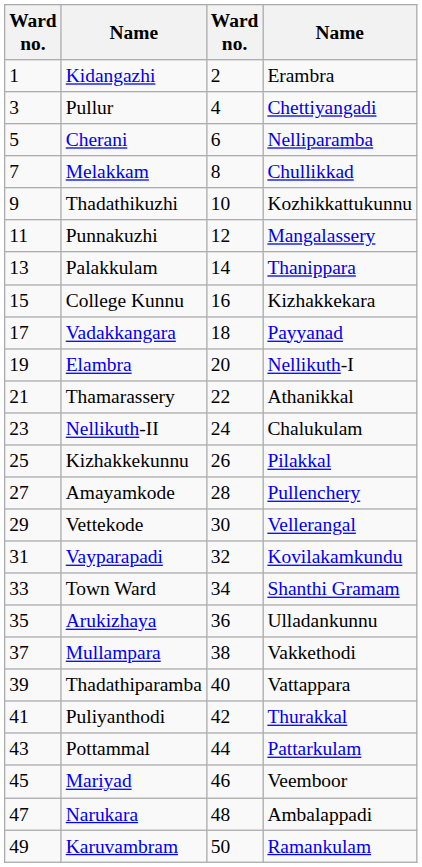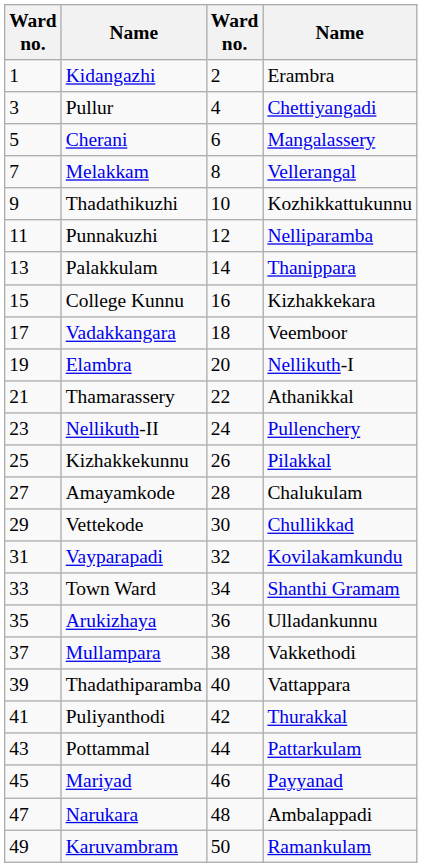(320, 140) Nelliparamba -> (321, 140) Mangalassery
(311, 172) Chullikkad -> (312, 172) Vellerangal
(321, 236) Mangalassery -> (320, 236) Nelliparamba
(305, 332) Payyanad -> (307, 332) Veemboor
(315, 428) Chalukulam -> (314, 428) Pullenchery
(314, 492) Pullenchery -> (315, 492) Chalukulam
(312, 524) Vellerangal -> (311, 524) Chullikkad
(307, 781) Veemboor -> (305, 781) Payyanad
